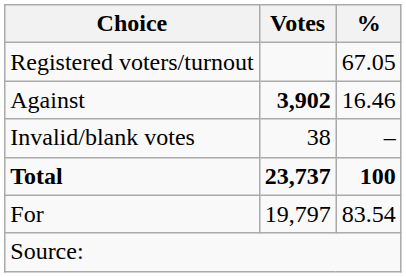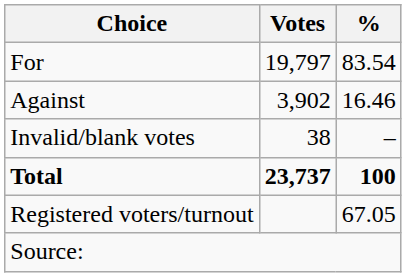rows swapped: (27, 213) <-> (132, 61)
(304, 99) bold -> (304, 99) normal
